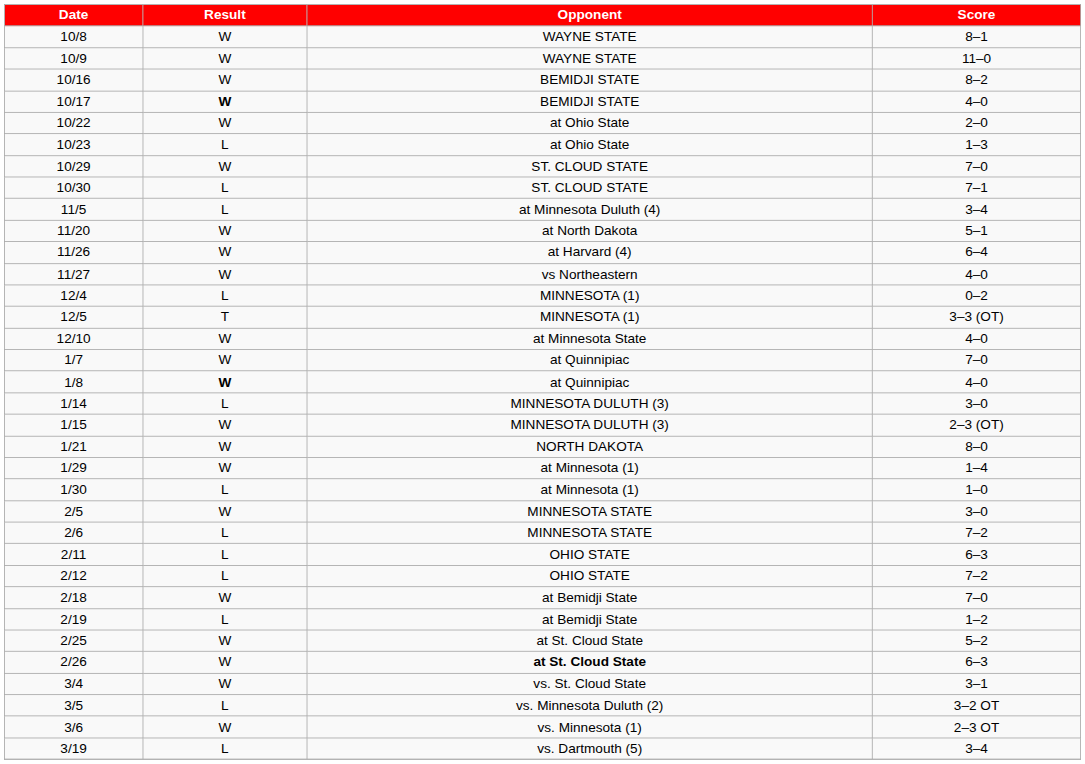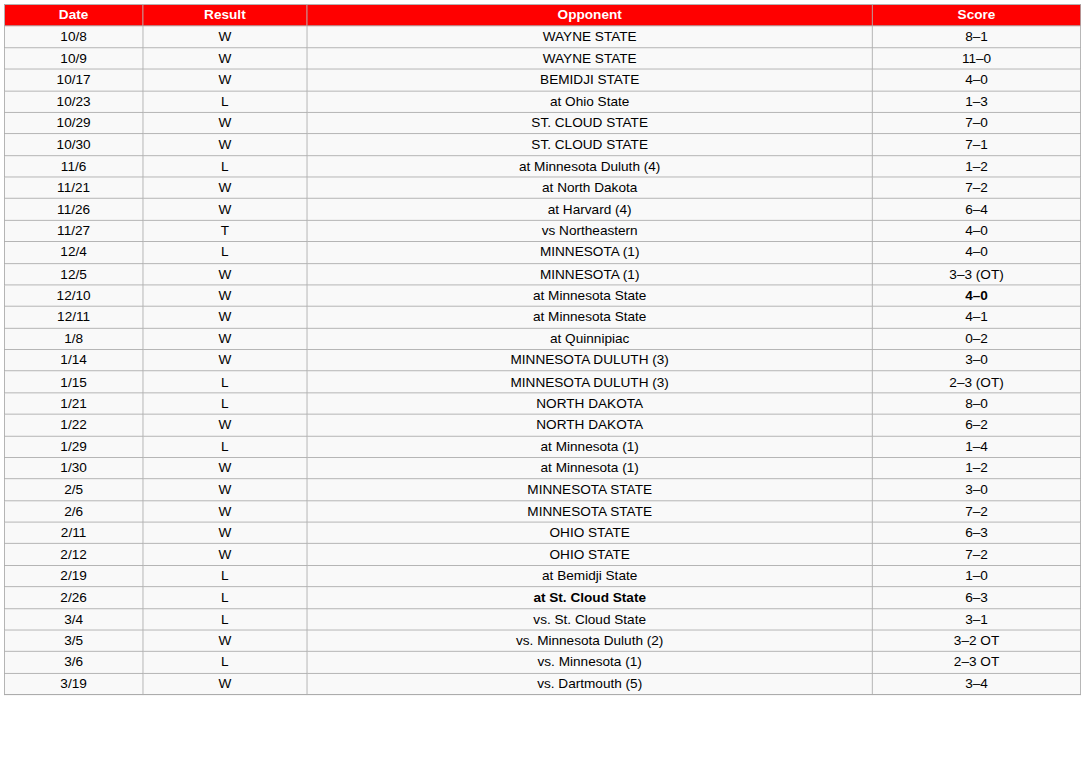- row: (74, 79)
(225, 101) bold -> (225, 79) normal
- row: (74, 123)
(225, 187) L -> (225, 144) W
- row: (74, 209)
+ row: (74, 166)
- row: (74, 230)
+ row: (74, 187)
(225, 274) W -> (225, 230) T
(977, 295) 0–2 -> (977, 252) 4–0
(225, 317) T -> (225, 274) W
(977, 338) normal -> (977, 295) bold
+ row: (74, 317)
- row: (74, 360)
(225, 381) bold -> (225, 338) normal
(977, 381) 4–0 -> (977, 338) 0–2
(225, 403) L -> (225, 360) W
(225, 425) W -> (225, 381) L
(225, 446) W -> (225, 403) L
+ row: (74, 425)
(225, 468) W -> (225, 446) L
(225, 489) L -> (225, 468) W
(977, 489) 1–0 -> (977, 468) 1–2
(225, 532) L -> (225, 511) W
(225, 554) L -> (225, 532) W
(225, 576) L -> (225, 554) W
- row: (74, 597)
(977, 619) 1–2 -> (977, 576) 1–0
- row: (74, 640)
(225, 662) W -> (225, 597) L
(225, 683) W -> (225, 619) L
(225, 705) L -> (225, 640) W
(225, 727) W -> (225, 662) L
(225, 748) L -> (225, 683) W
